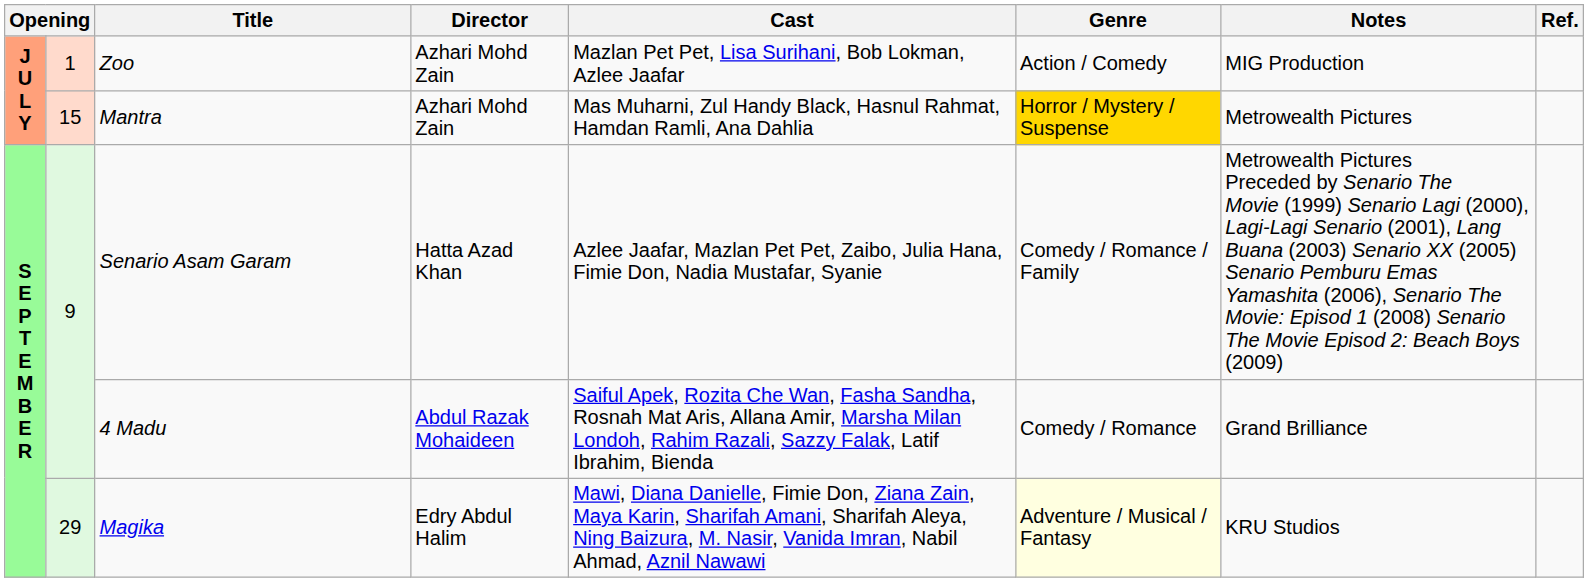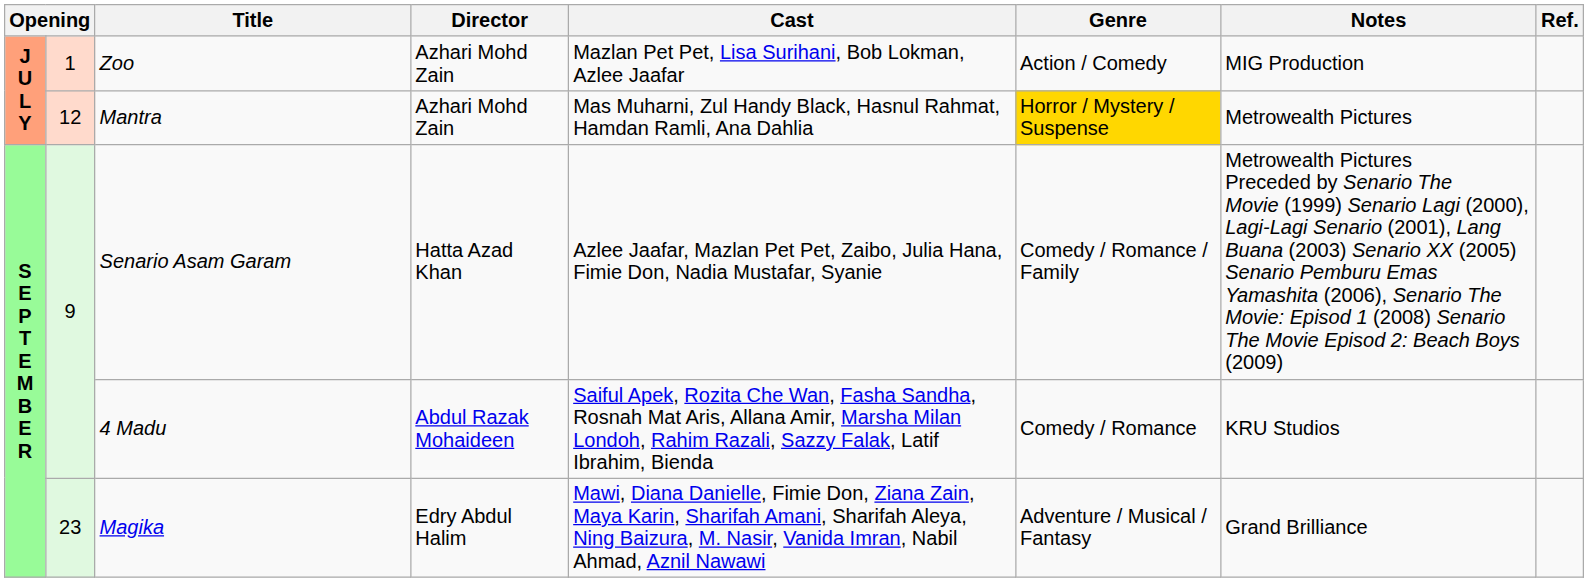(70, 117) 15 -> (70, 117) 12
(1296, 428) Grand Brilliance -> (1282, 428) KRU Studios
(70, 527) 29 -> (70, 527) 23
(1113, 527) lightyellow background -> (1113, 527) no background
(1282, 527) KRU Studios -> (1296, 527) Grand Brilliance
